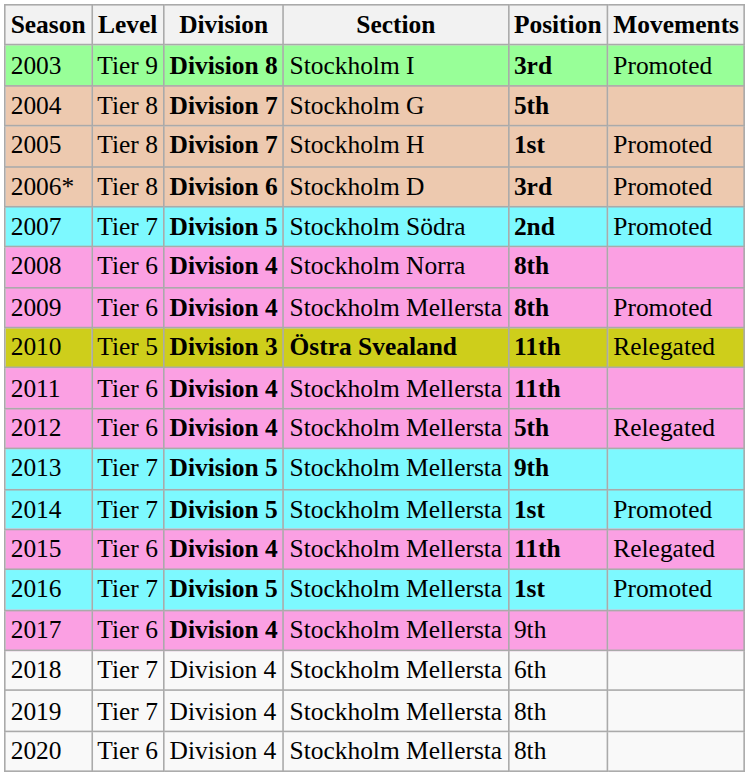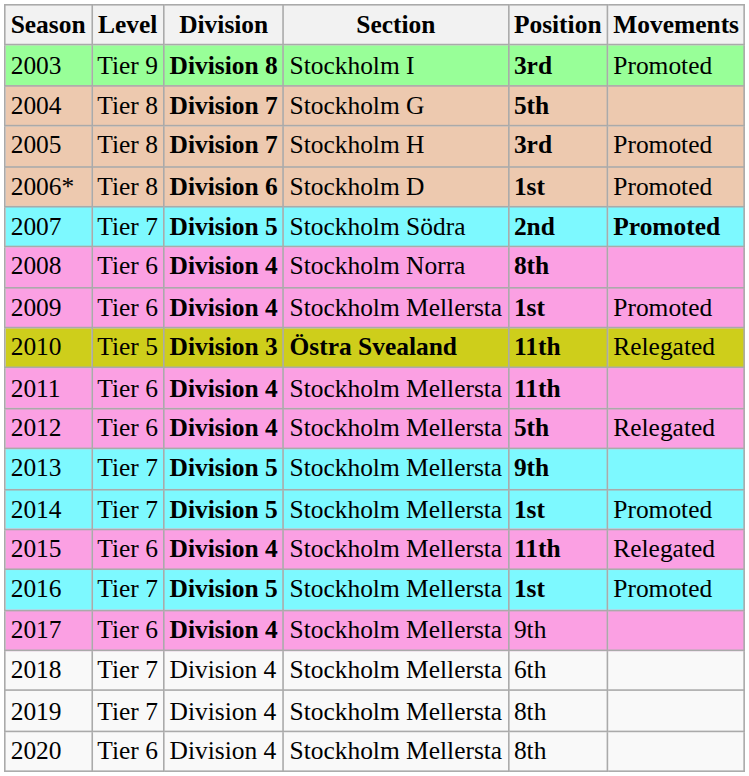(529, 145) 1st -> (533, 145) 3rd
(533, 186) 3rd -> (529, 186) 1st
(663, 226) normal -> (667, 226) bold
(532, 307) 8th -> (529, 307) 1st
